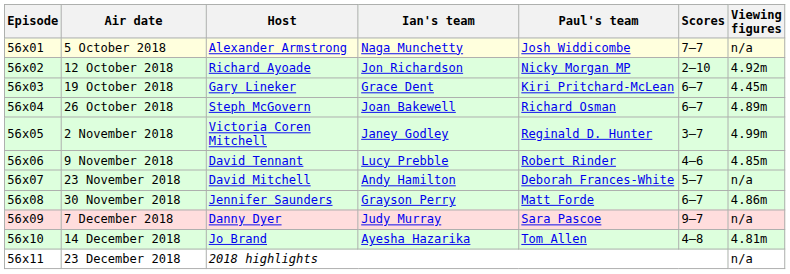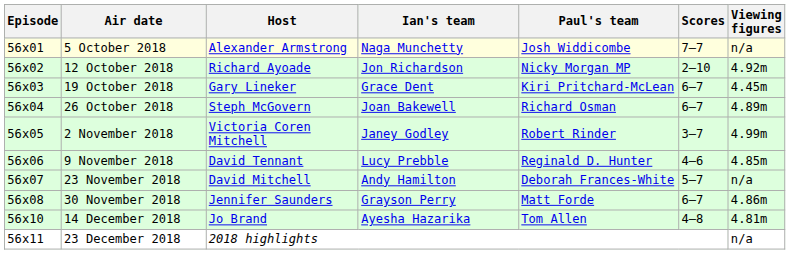(587, 134) Reginald D. Hunter -> (569, 134) Robert Rinder
(569, 160) Robert Rinder -> (587, 160) Reginald D. Hunter
- row: (119, 220)
